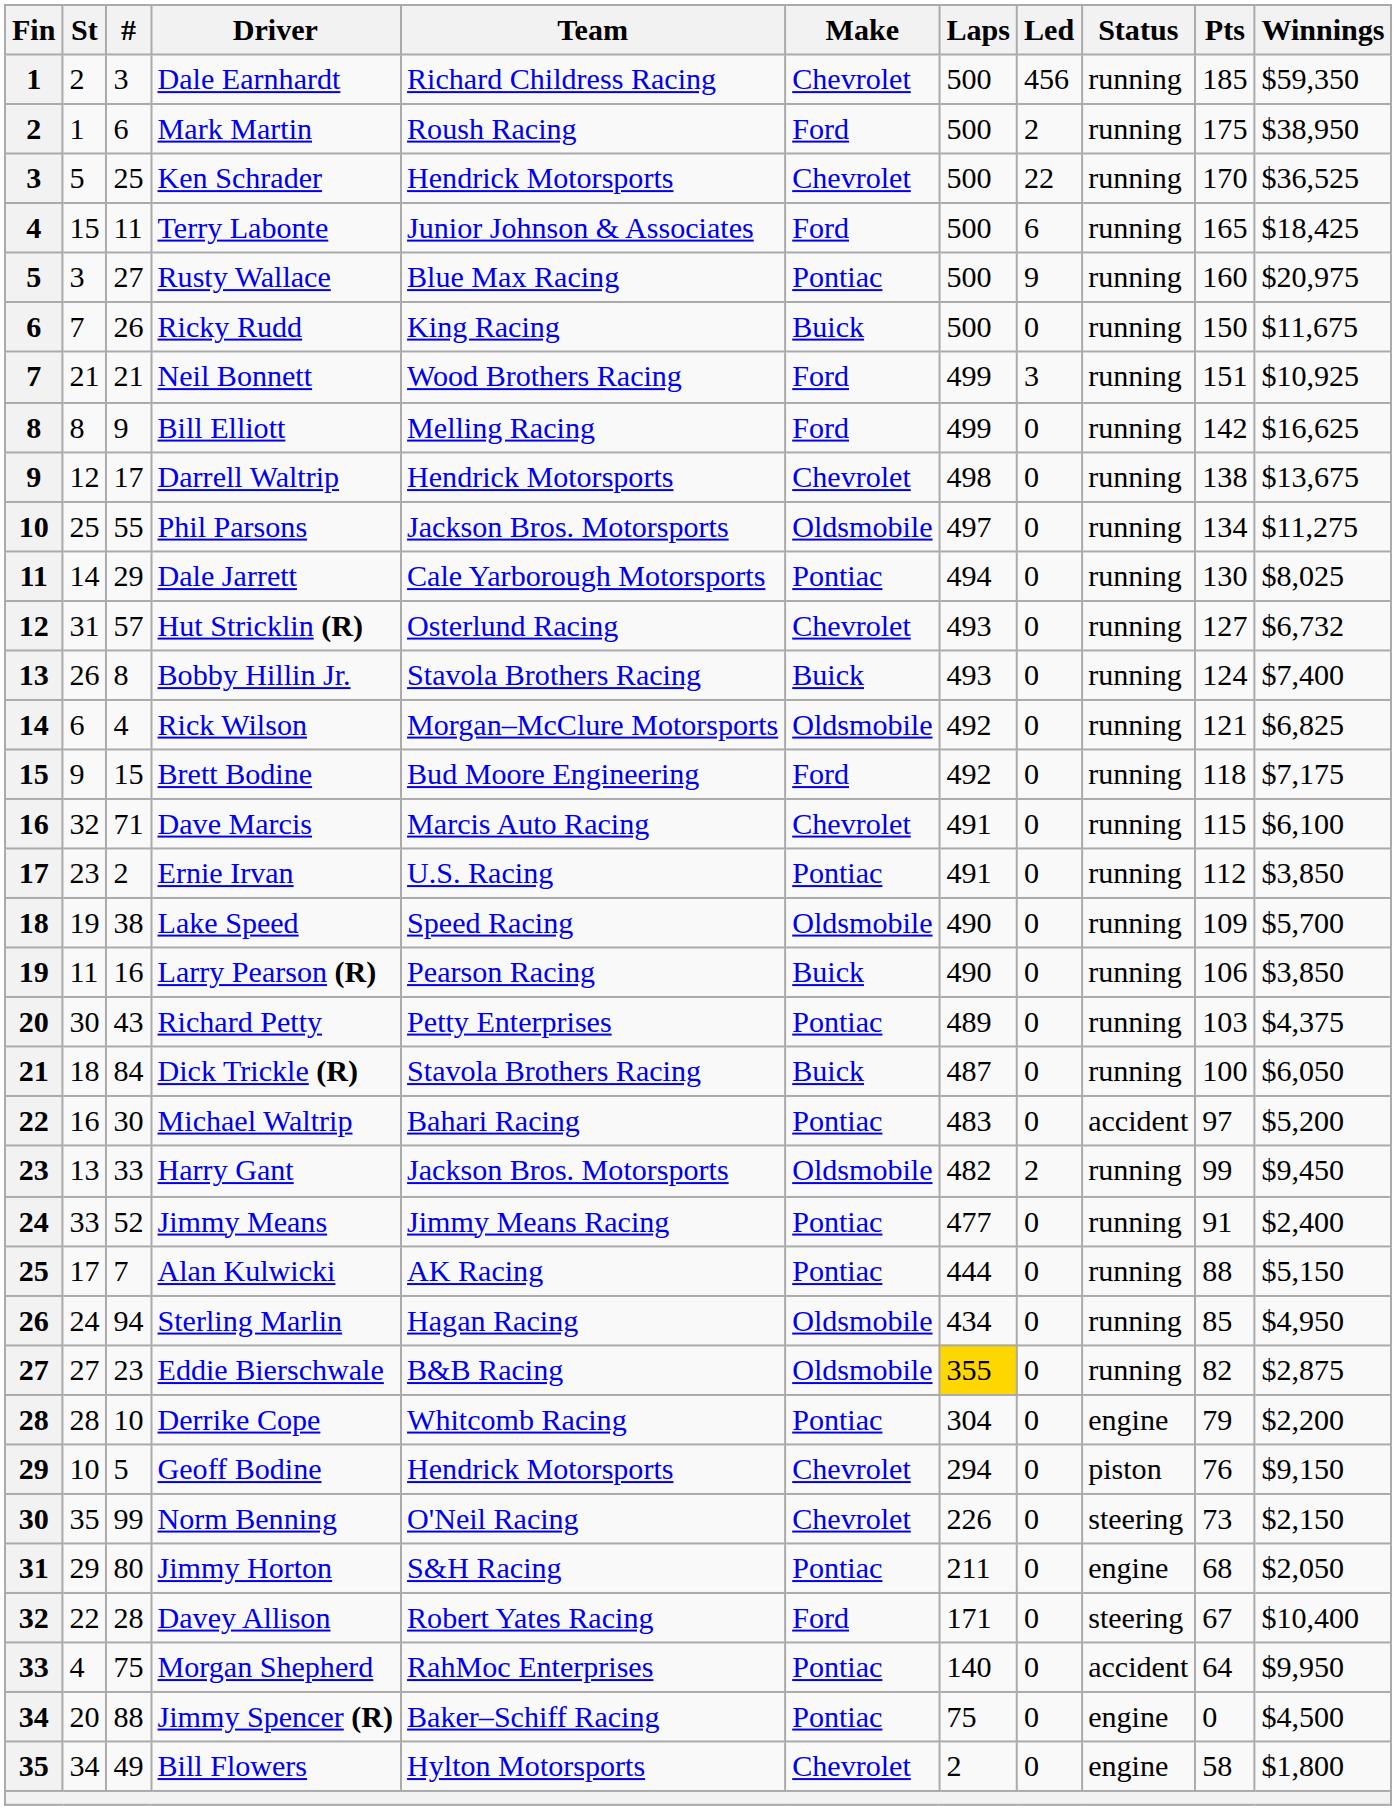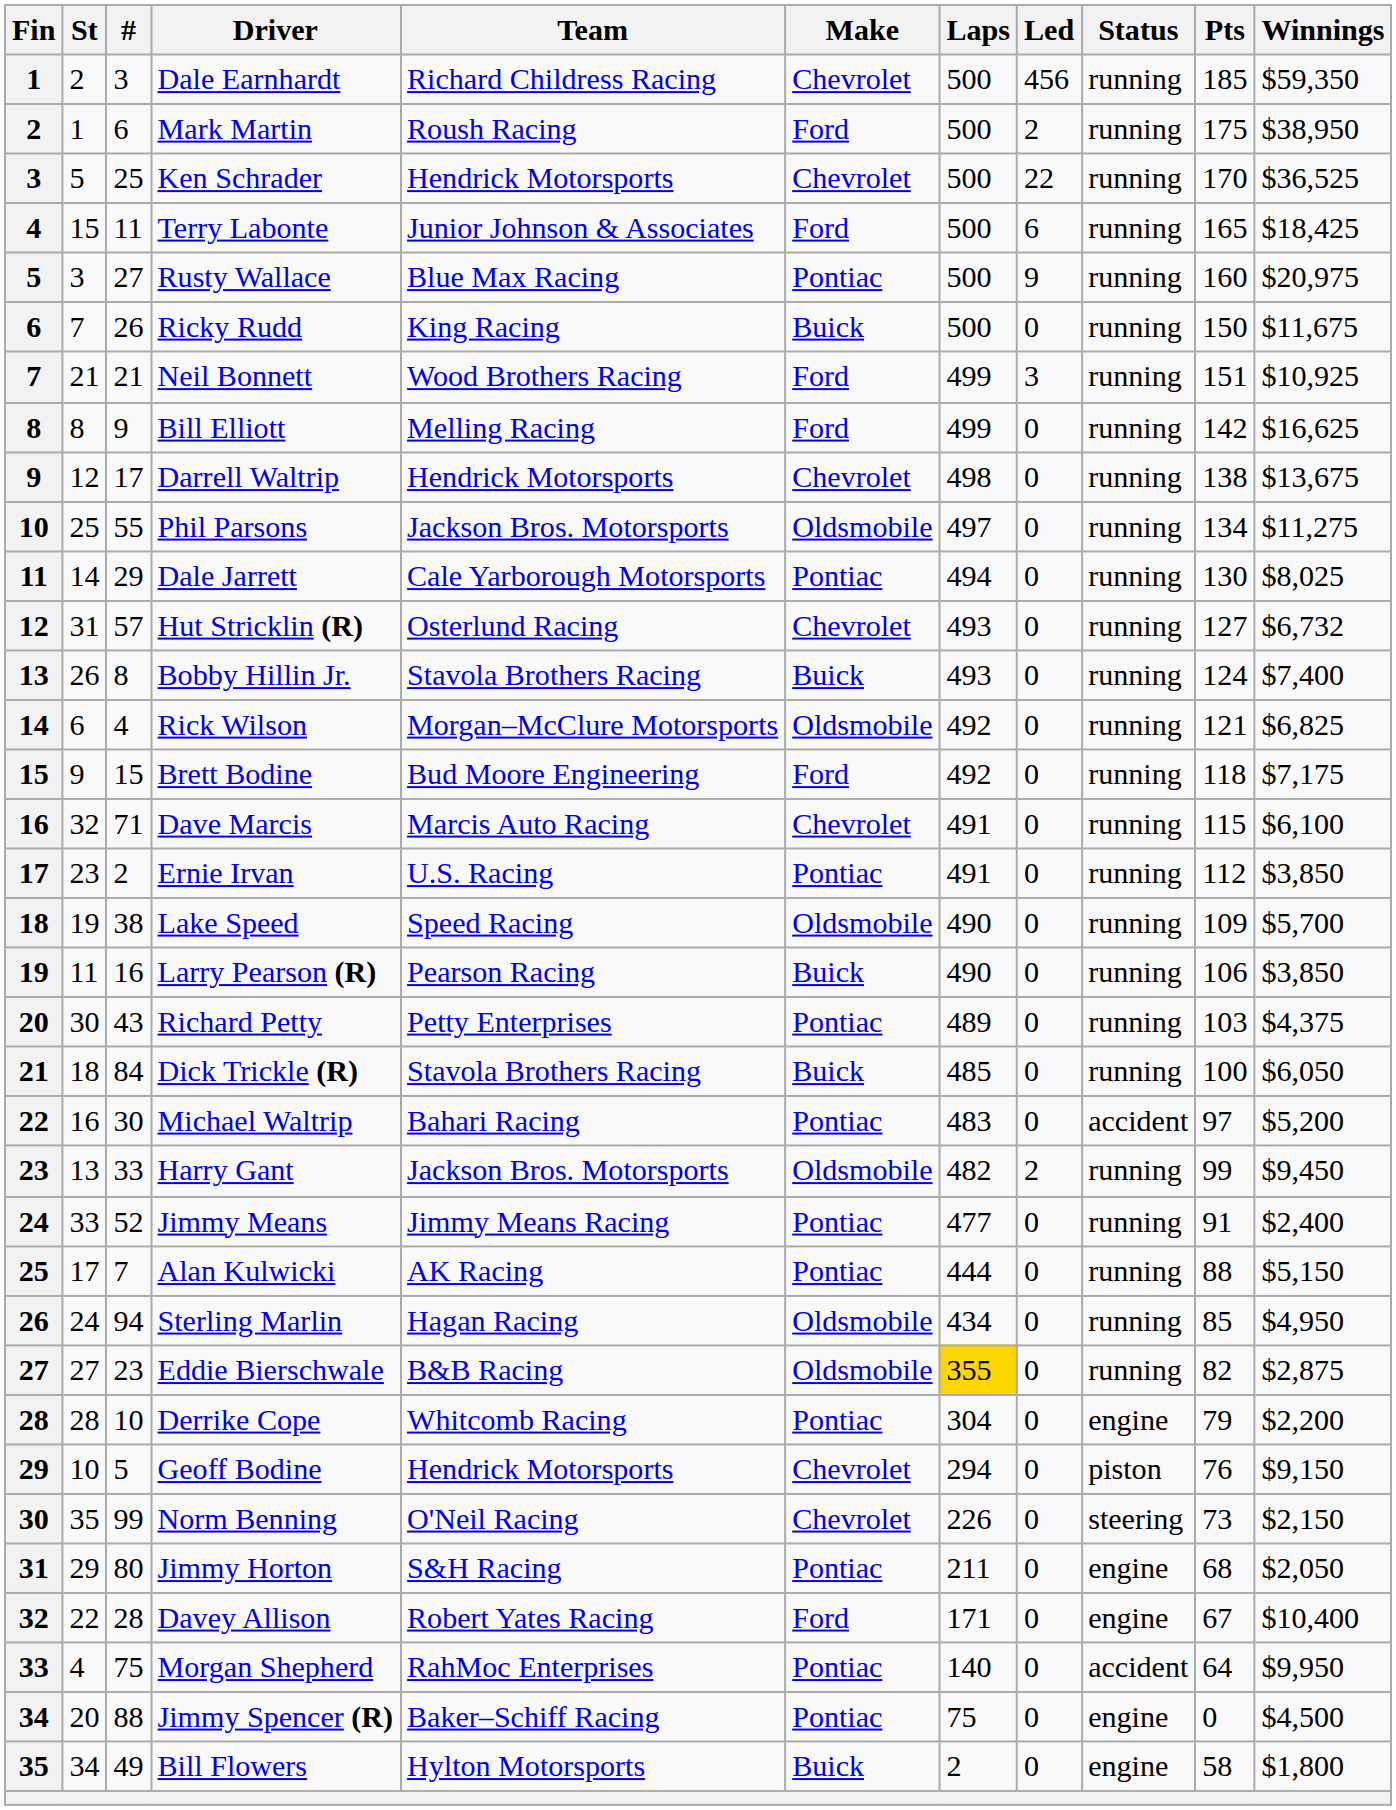(969, 1071) 487 -> (969, 1071) 485
(1136, 1617) steering -> (1128, 1617) engine
(851, 1766) Chevrolet -> (828, 1766) Buick
